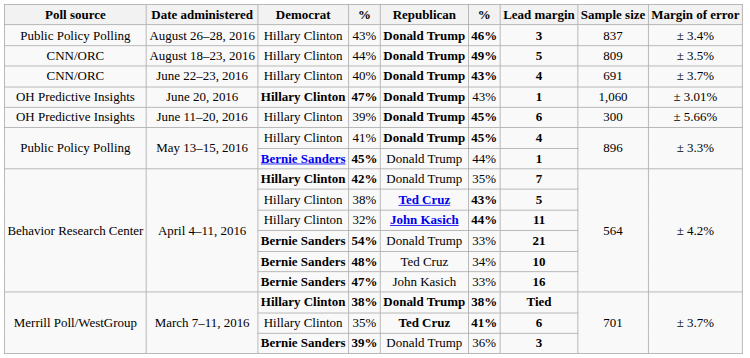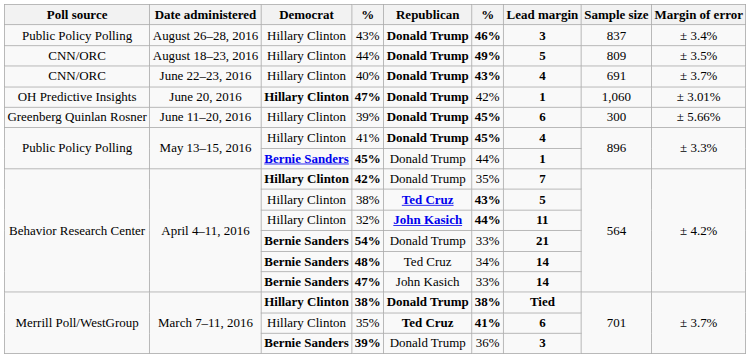(484, 96) 43% -> (488, 96) 42%
(75, 117) OH Predictive Insights -> (77, 117) Greenberg Quinlan Rosner
(539, 261) 10 -> (542, 261) 14
(539, 281) 16 -> (542, 281) 14
